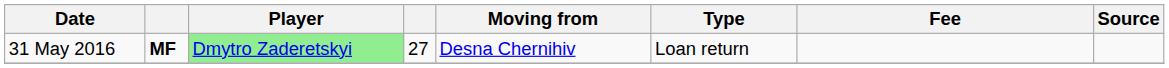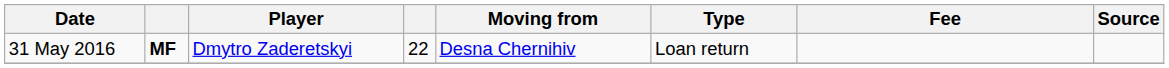(272, 48) lightgreen background -> (272, 48) no background
(418, 48) 27 -> (418, 48) 22
